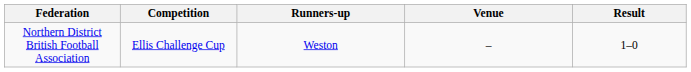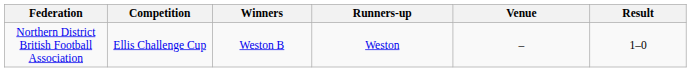+ column: (262, 13)
